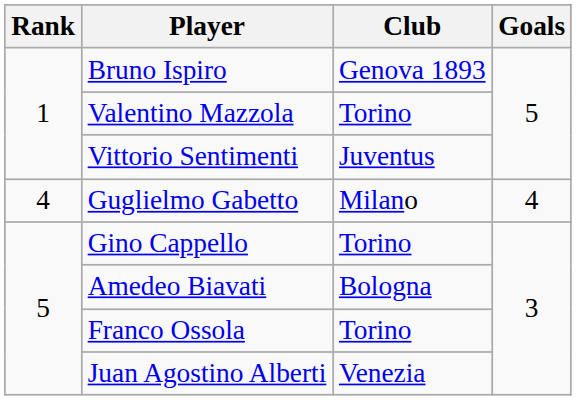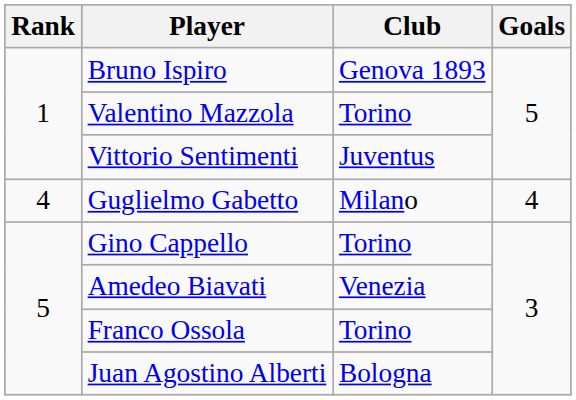(385, 286) Bologna -> (382, 286) Venezia
(382, 373) Venezia -> (385, 373) Bologna
